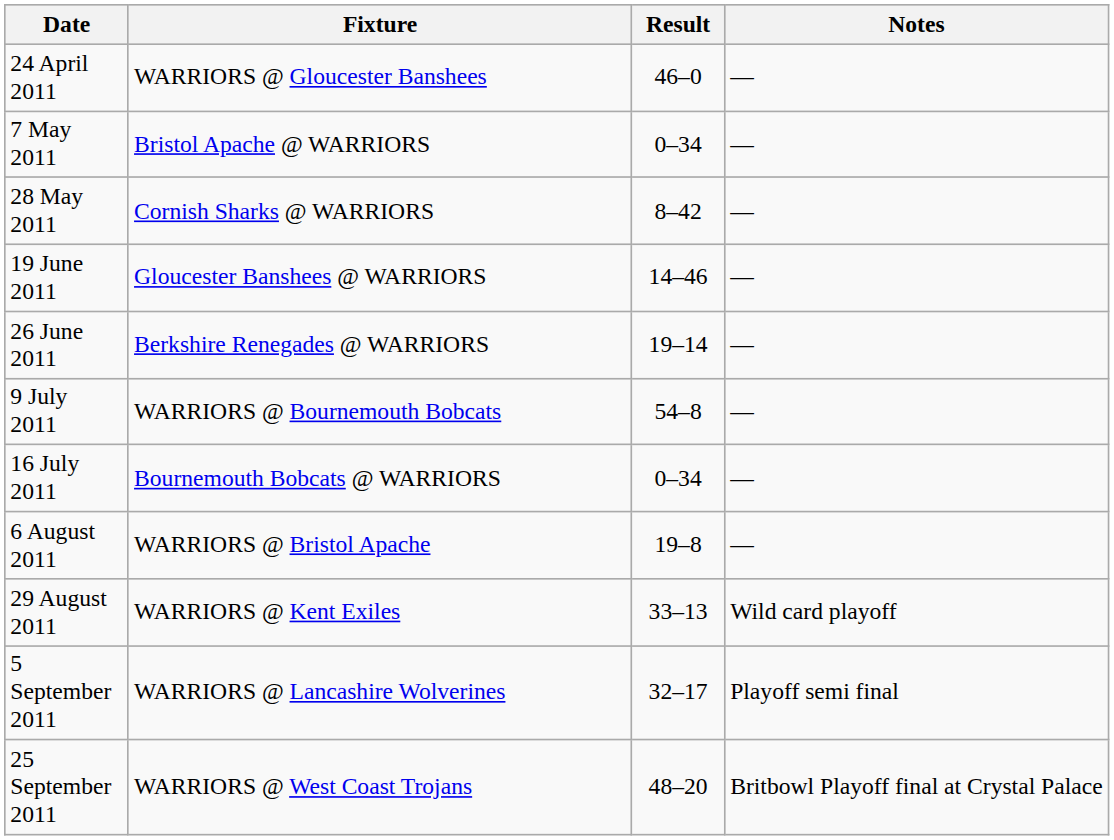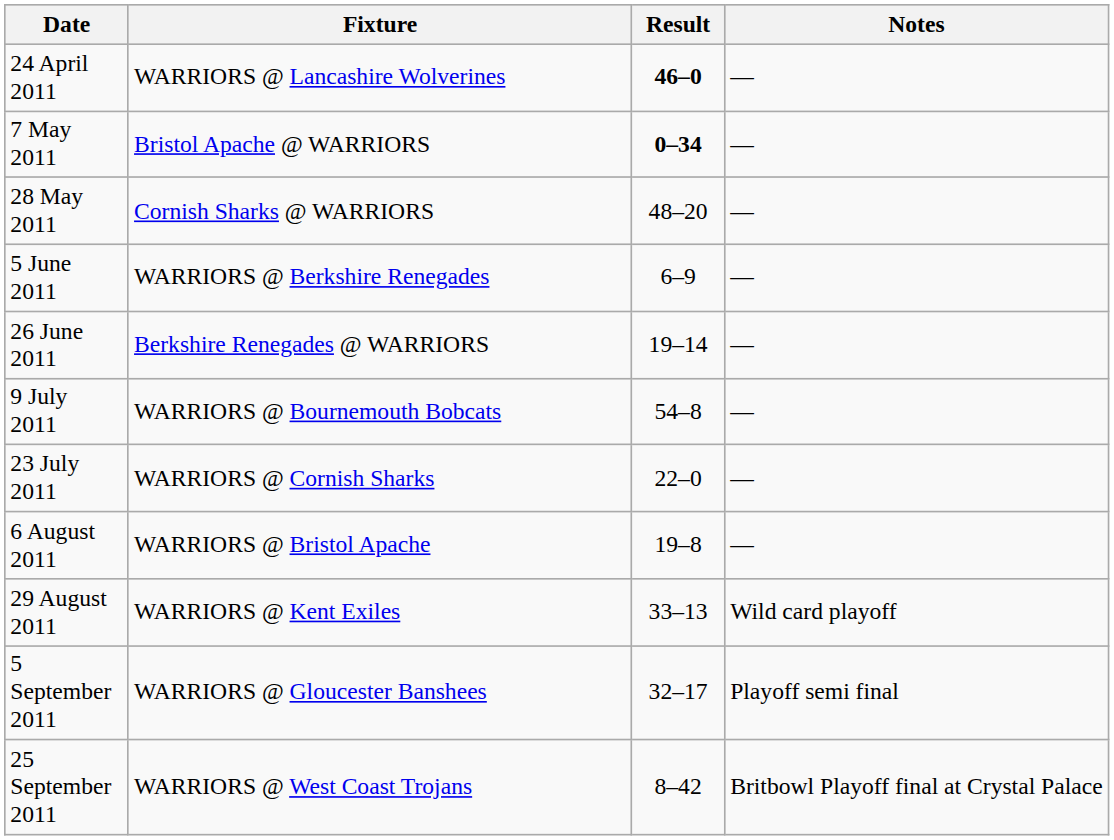(310, 77) WARRIORS @ Gloucester Banshees -> (320, 77) WARRIORS @ Lancashire Wolverines
(678, 77) normal -> (678, 77) bold
(678, 144) normal -> (678, 144) bold
(678, 210) 8–42 -> (678, 210) 48–20
+ row: (41, 277)
- row: (47, 277)
- row: (45, 478)
+ row: (45, 478)
(320, 692) WARRIORS @ Lancashire Wolverines -> (310, 692) WARRIORS @ Gloucester Banshees
(678, 787) 48–20 -> (678, 787) 8–42
